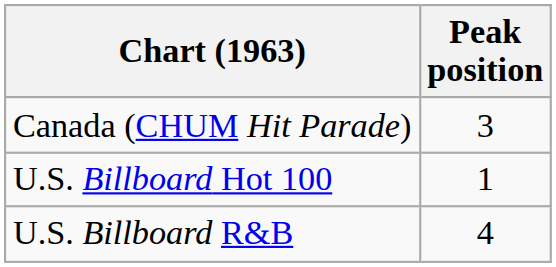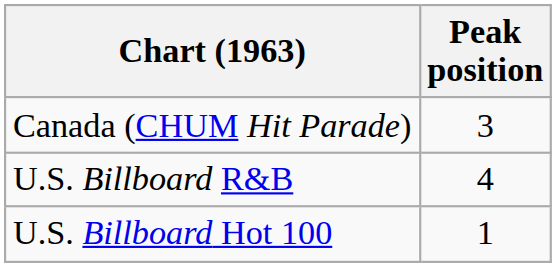rows swapped: (173, 178) <-> (153, 233)
